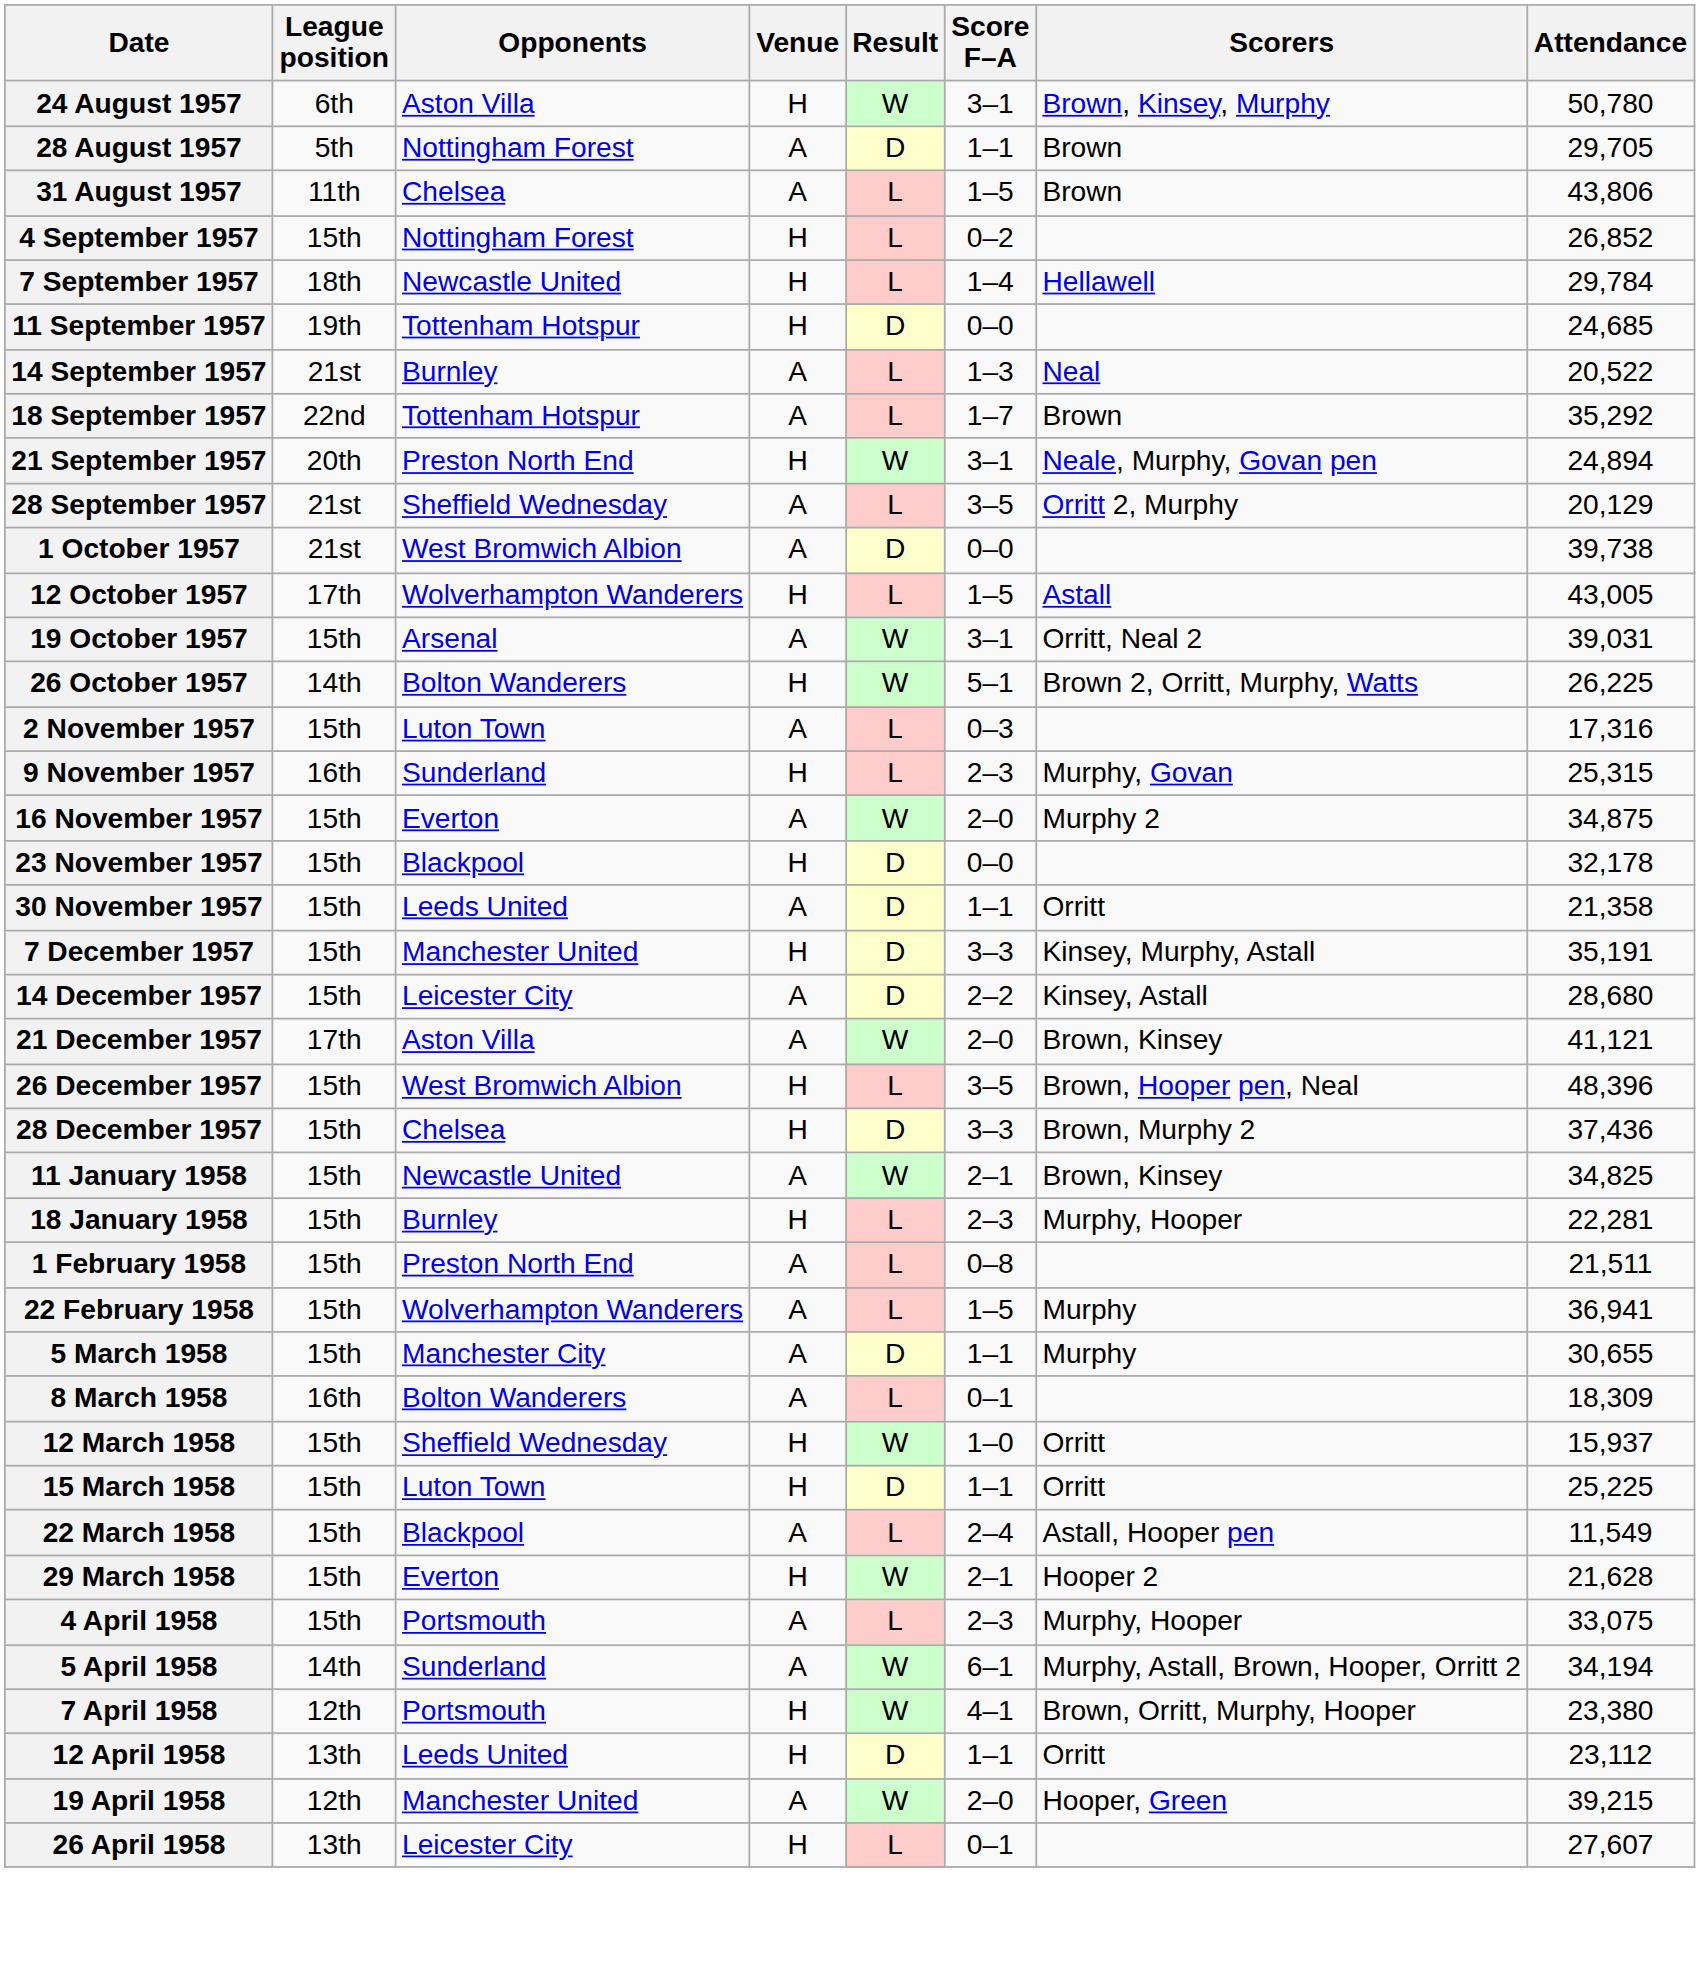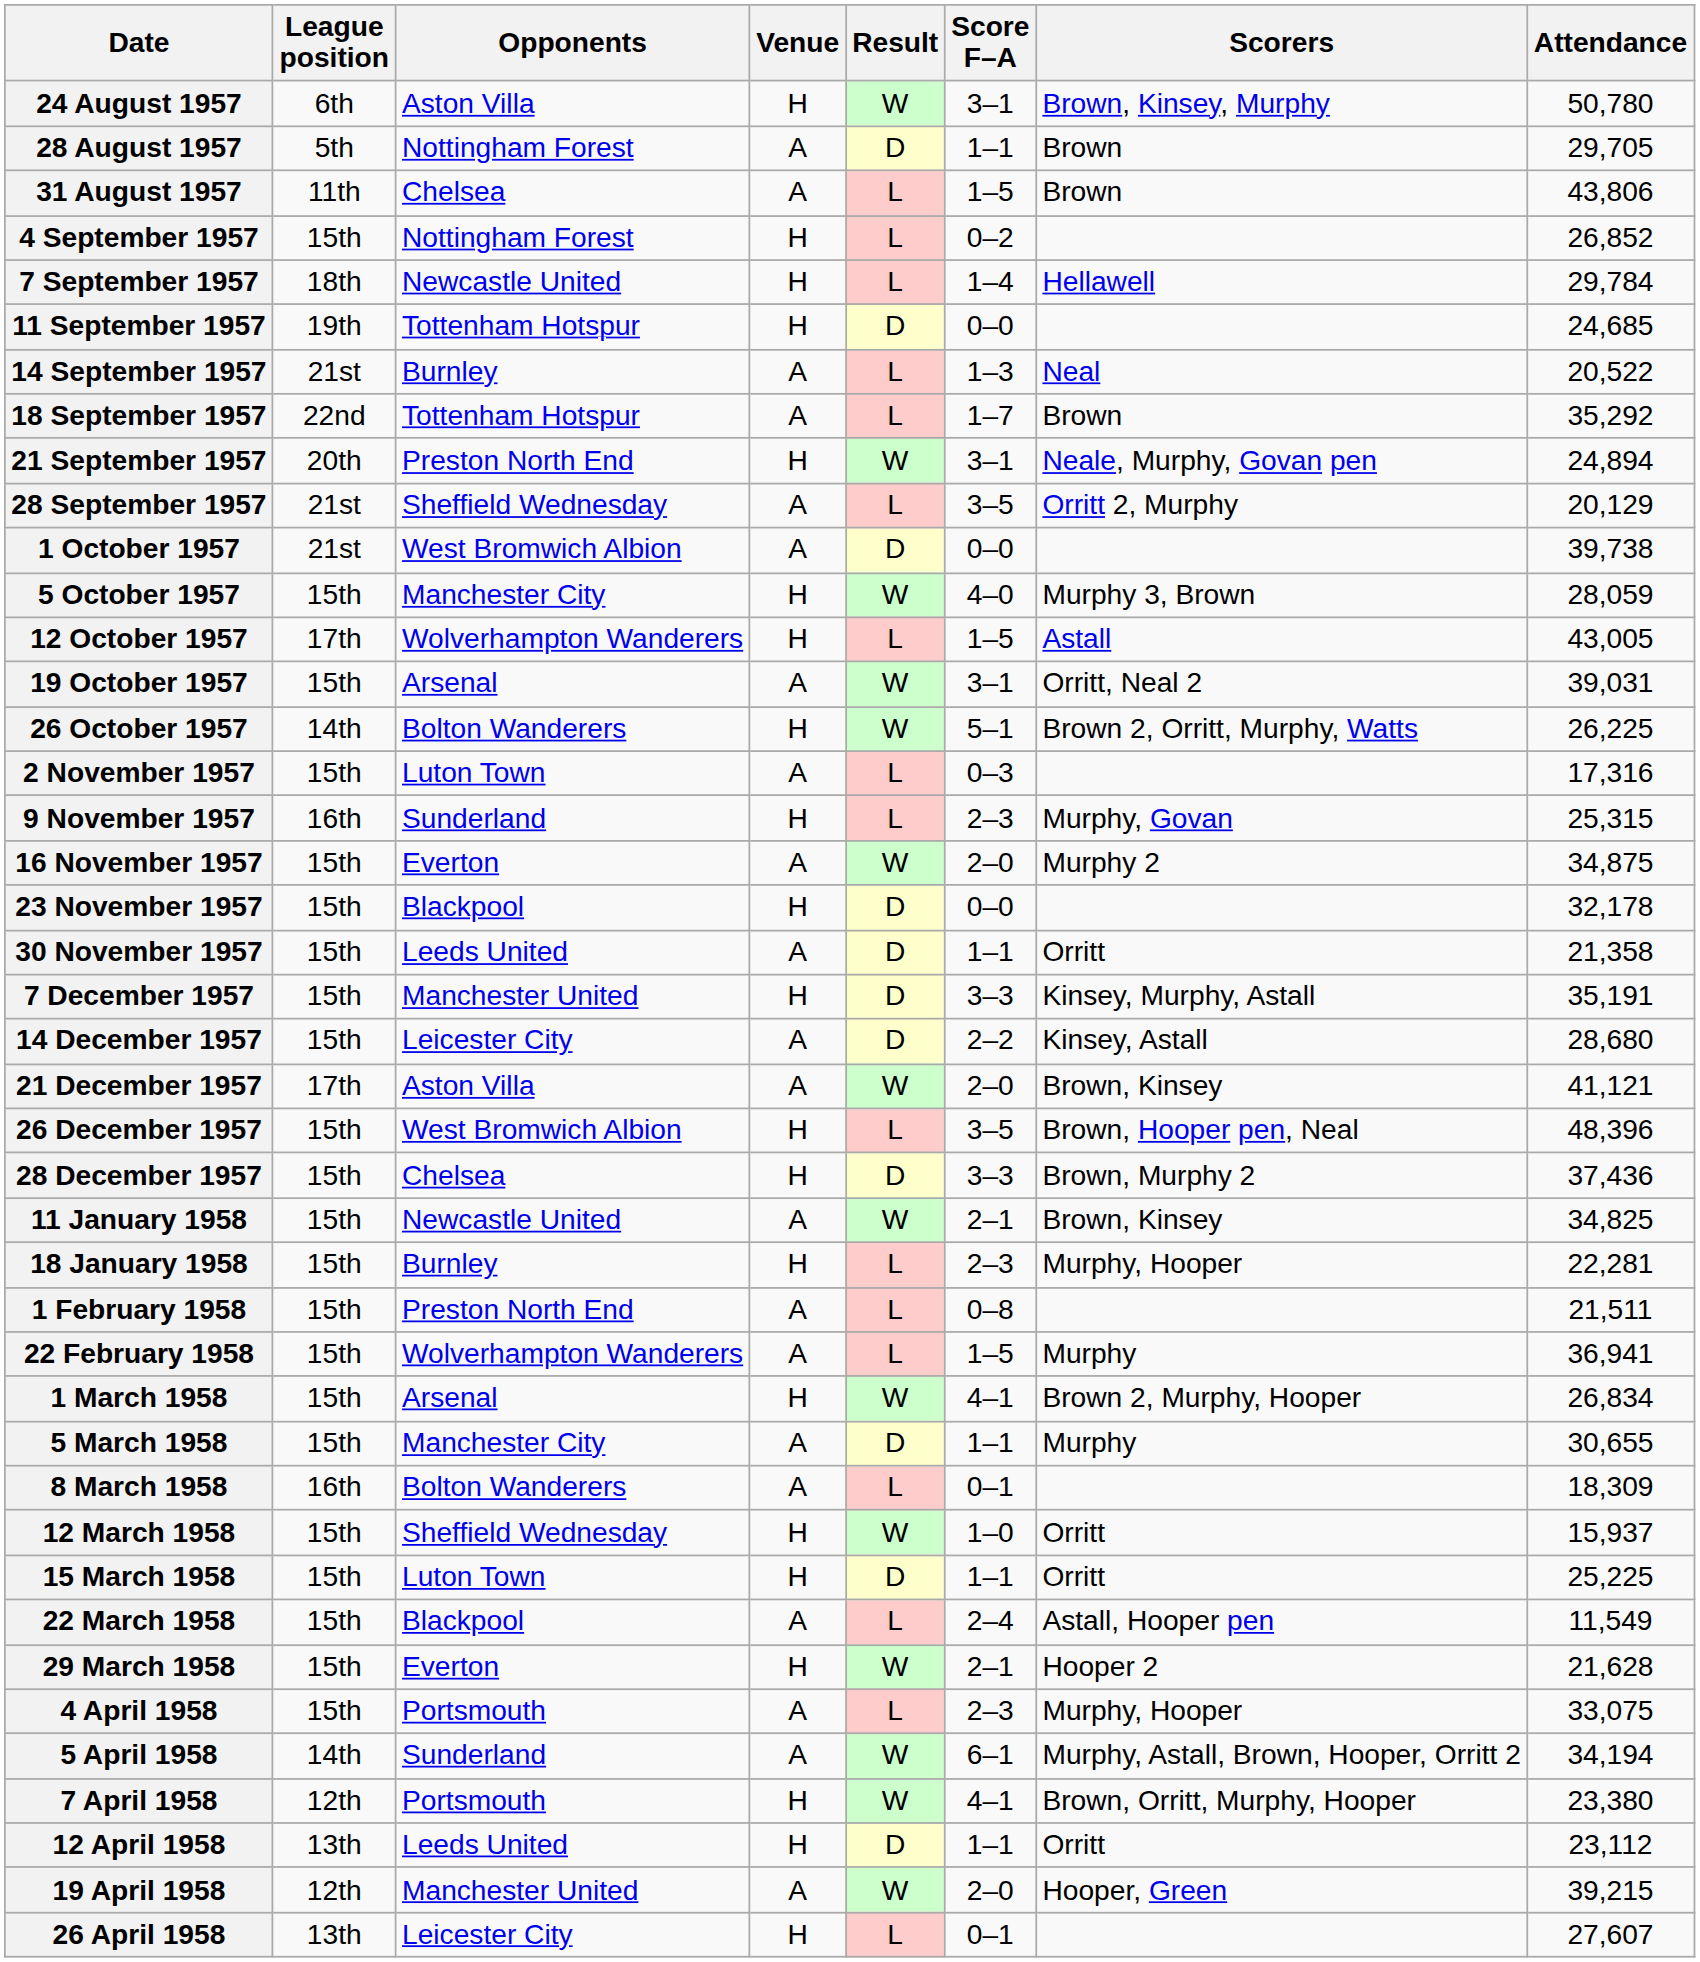+ row: (139, 594)
+ row: (139, 1398)
